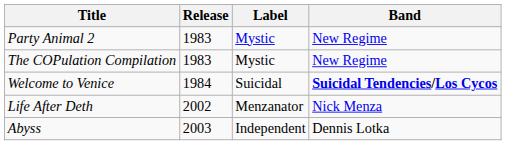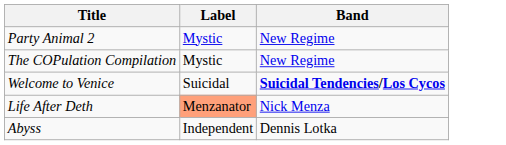- column: (206, 15)
(269, 106) no background -> (217, 106) lightsalmon background
